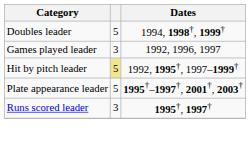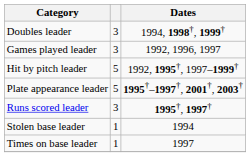(116, 31) 5 -> (116, 31) 3
(116, 68) khaki background -> (116, 68) no background
+ row: (46, 126)
+ row: (52, 143)
